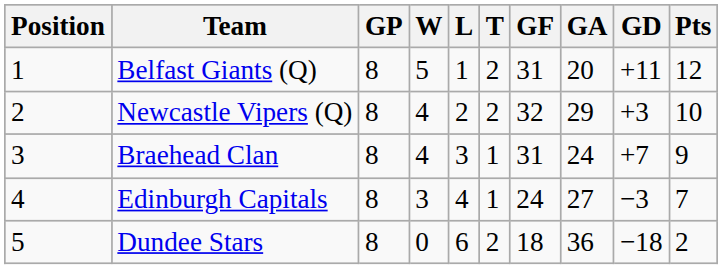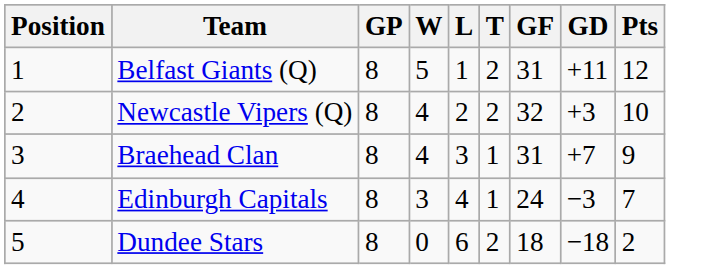- column: (587, 26)
